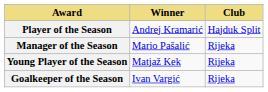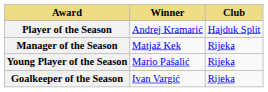(161, 45) Mario Pašalić -> (156, 45) Matjaž Kek
(156, 62) Matjaž Kek -> (161, 62) Mario Pašalić
